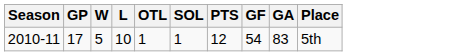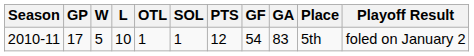+ column: (406, 16)
